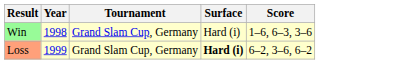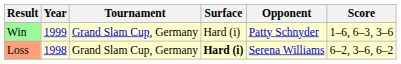+ column: (287, 13)
(55, 31) 1998 -> (55, 31) 1999
(55, 50) 1999 -> (55, 50) 1998
